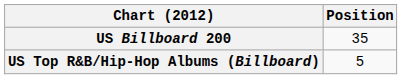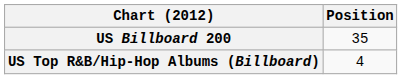(360, 62) 5 -> (360, 62) 4
